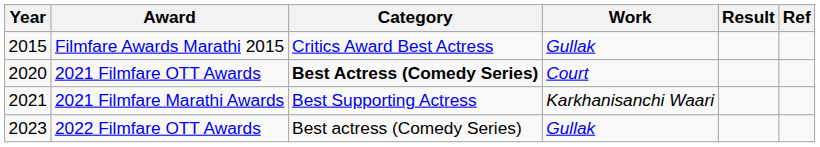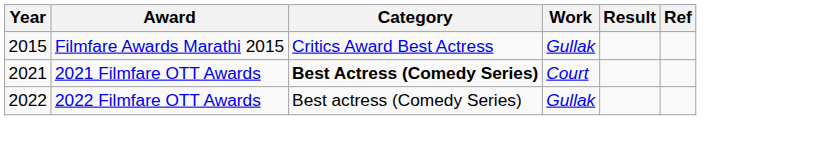(28, 73) 2020 -> (28, 73) 2021
- row: (170, 100)
(28, 127) 2023 -> (28, 100) 2022
